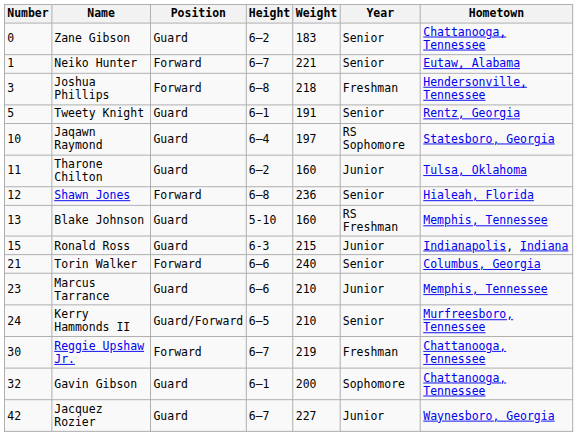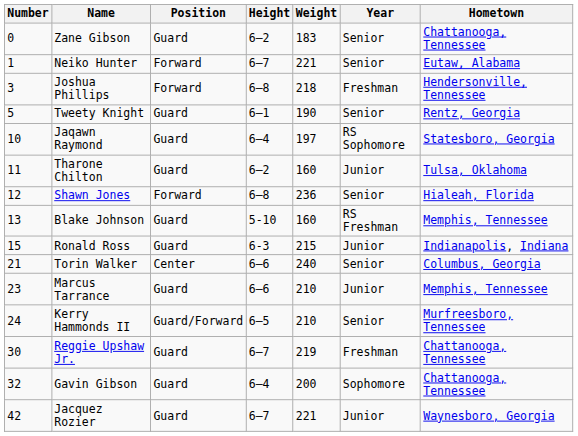(306, 114) 191 -> (306, 114) 190
(178, 265) Forward -> (174, 265) Center
(178, 353) Forward -> (171, 353) Guard
(259, 384) 6–1 -> (259, 384) 6–4
(306, 416) 227 -> (306, 416) 221
